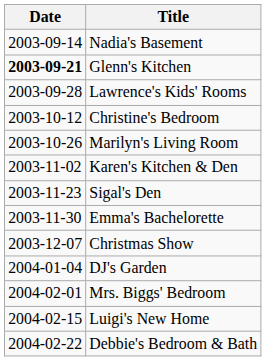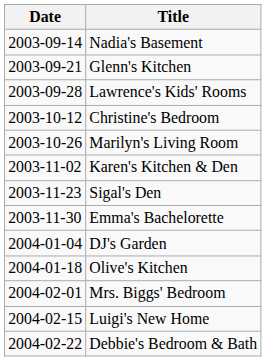(45, 67) bold -> (45, 67) normal
- row: (142, 243)
+ row: (139, 268)
